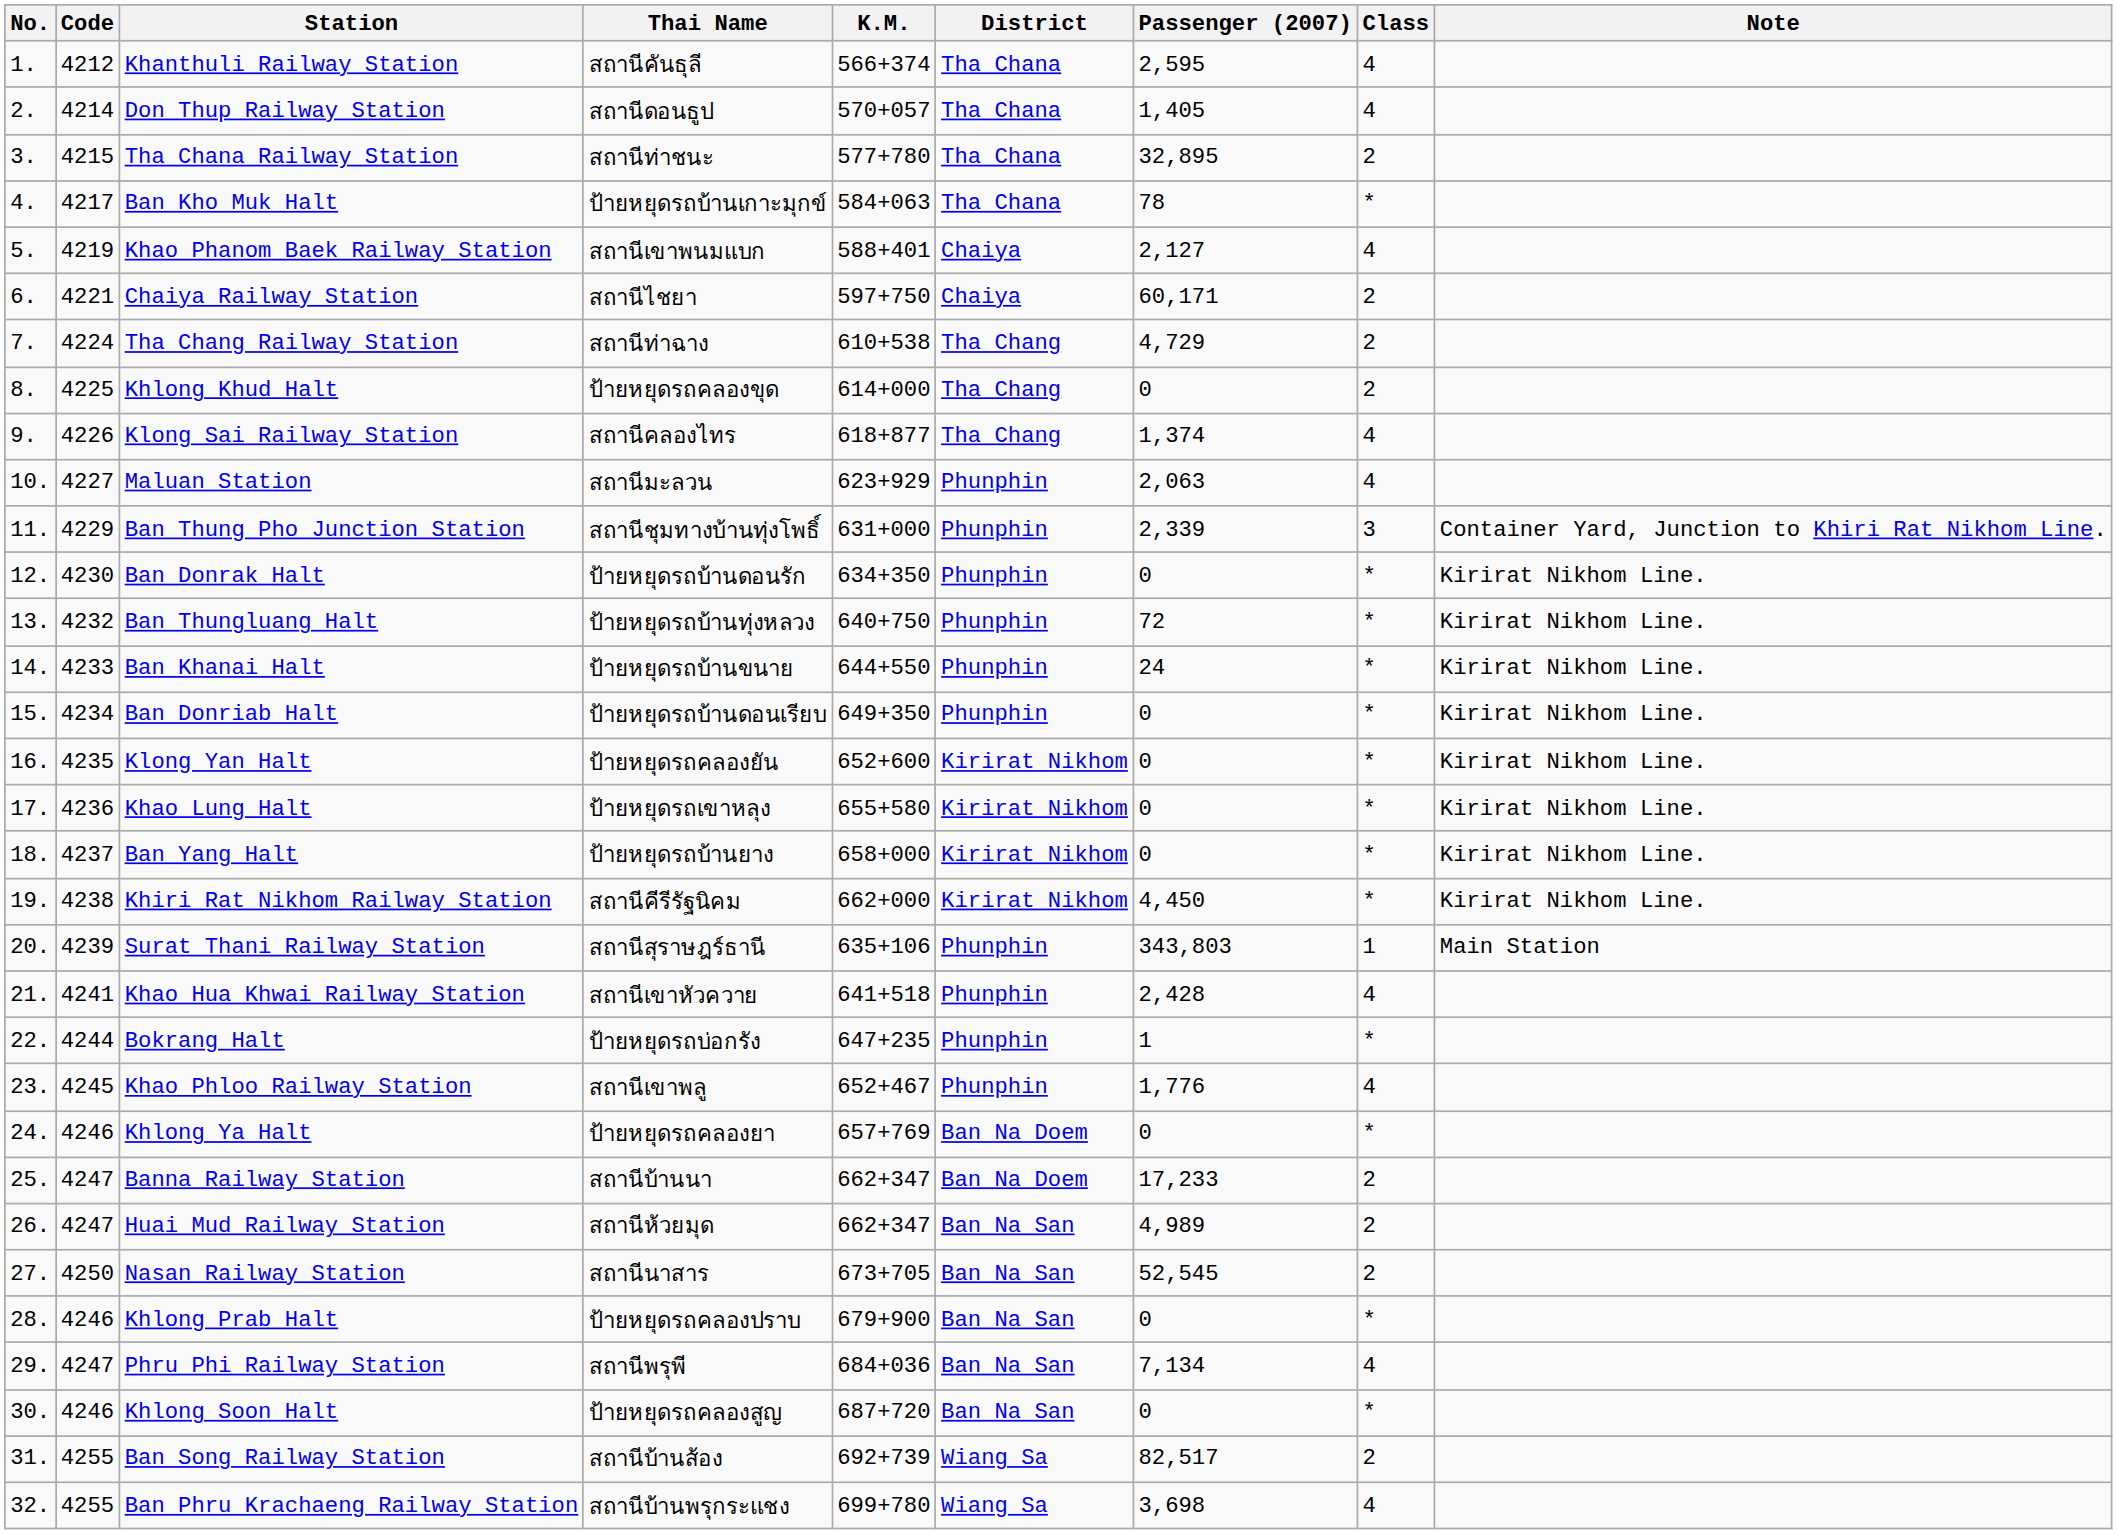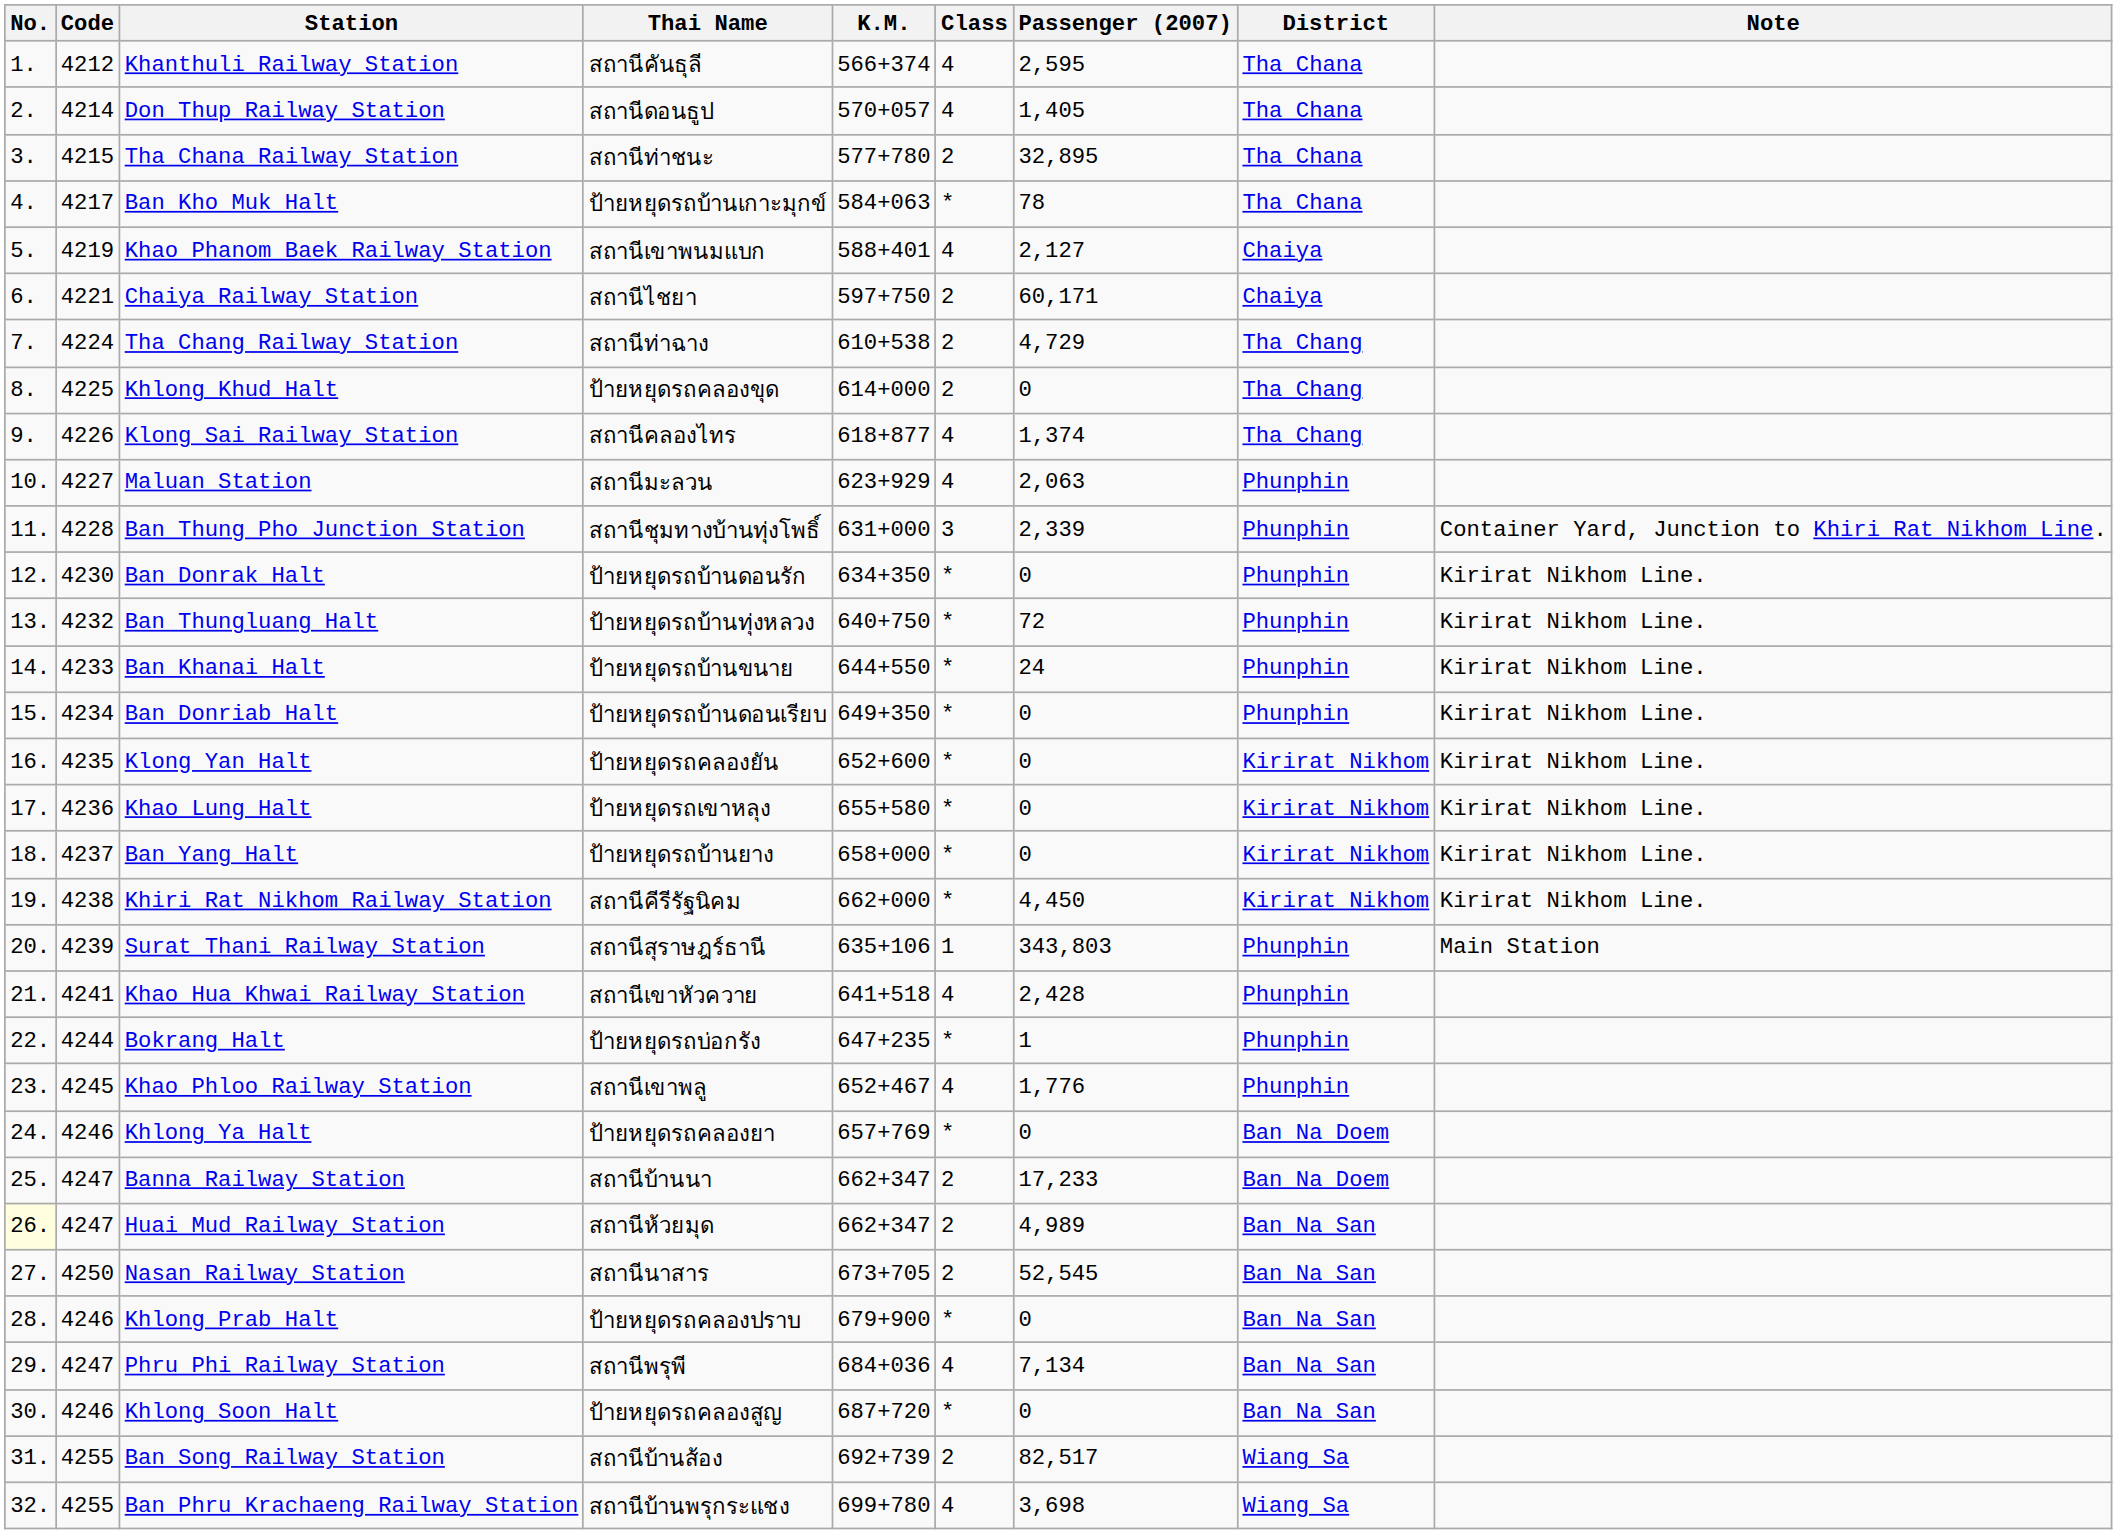columns swapped: (1396, 23) <-> (1034, 23)
(87, 529) 4229 -> (87, 529) 4228
(30, 1227) no background -> (30, 1227) lightyellow background
